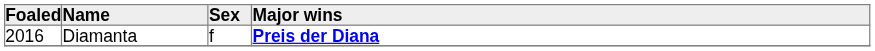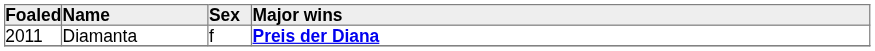(25, 35) 2016 -> (24, 35) 2011
